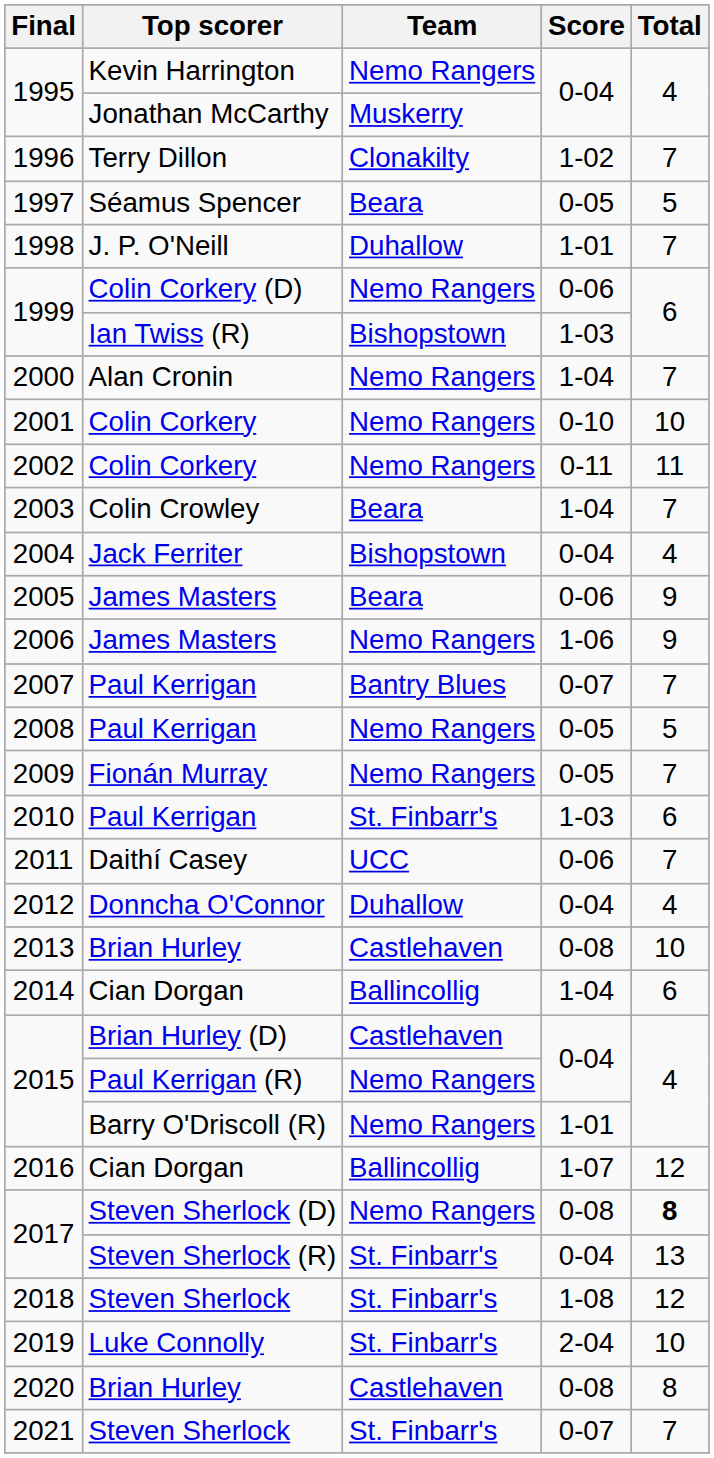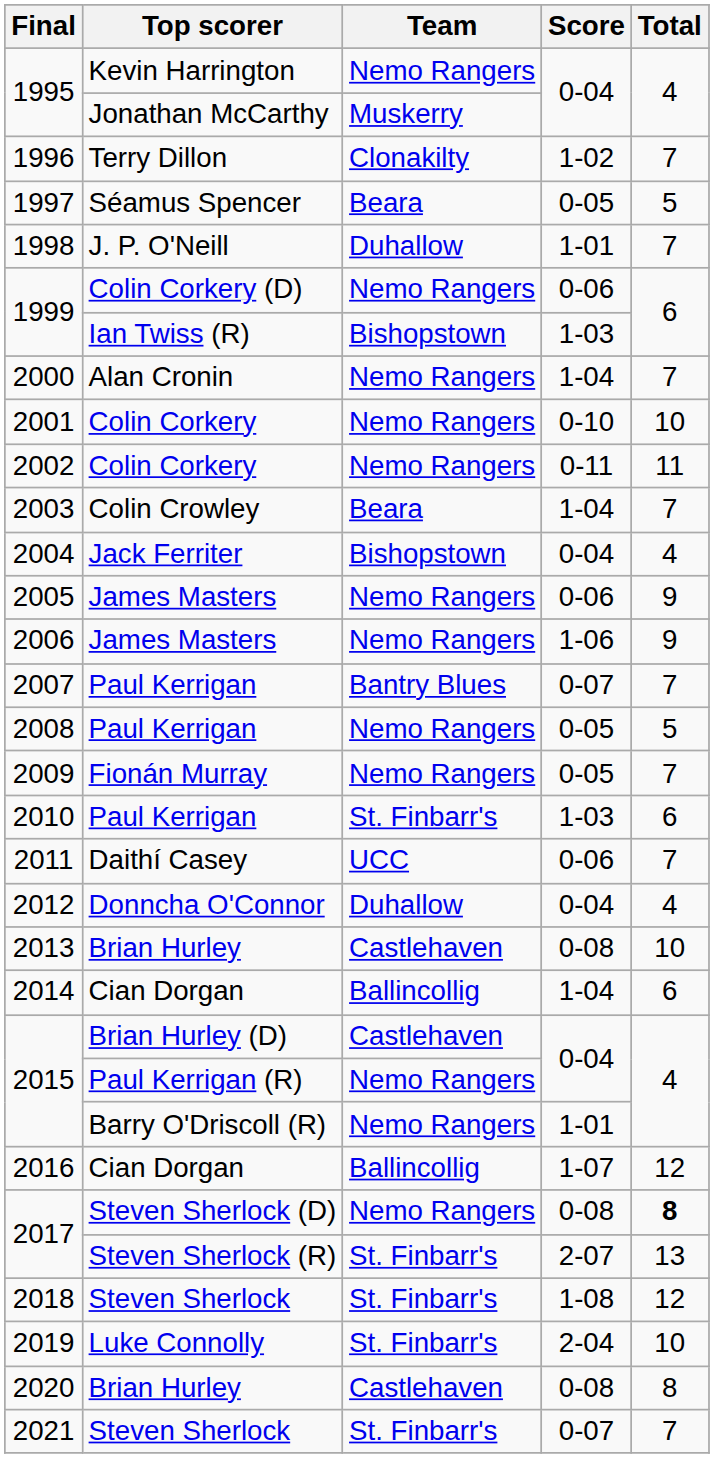(386, 597) Beara -> (442, 597) Nemo Rangers
(586, 1255) 0-04 -> (586, 1255) 2-07
